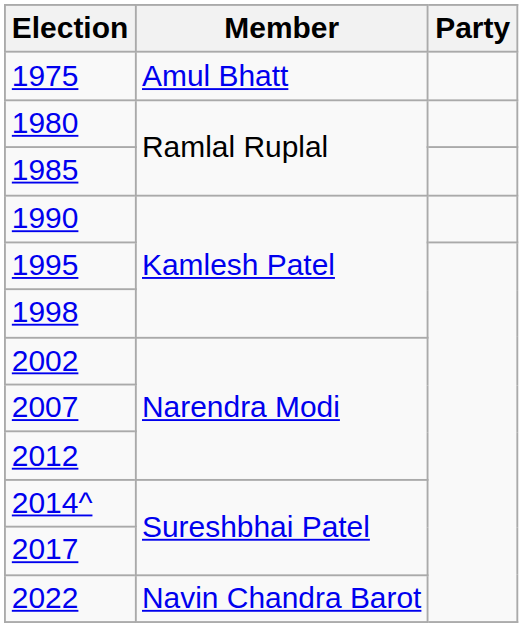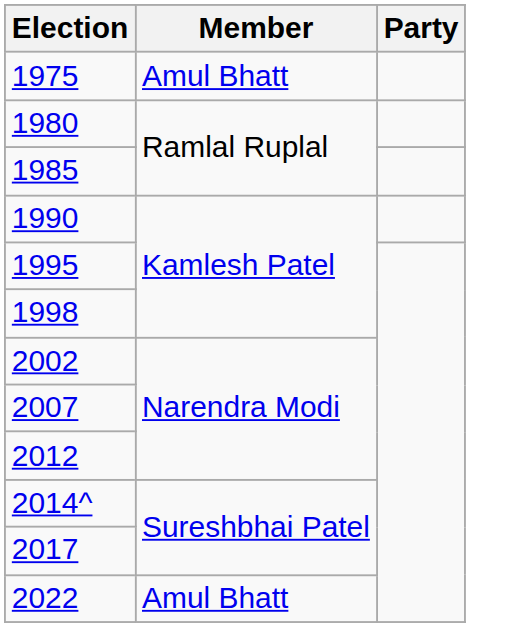(282, 597) Navin Chandra Barot -> (215, 597) Amul Bhatt
